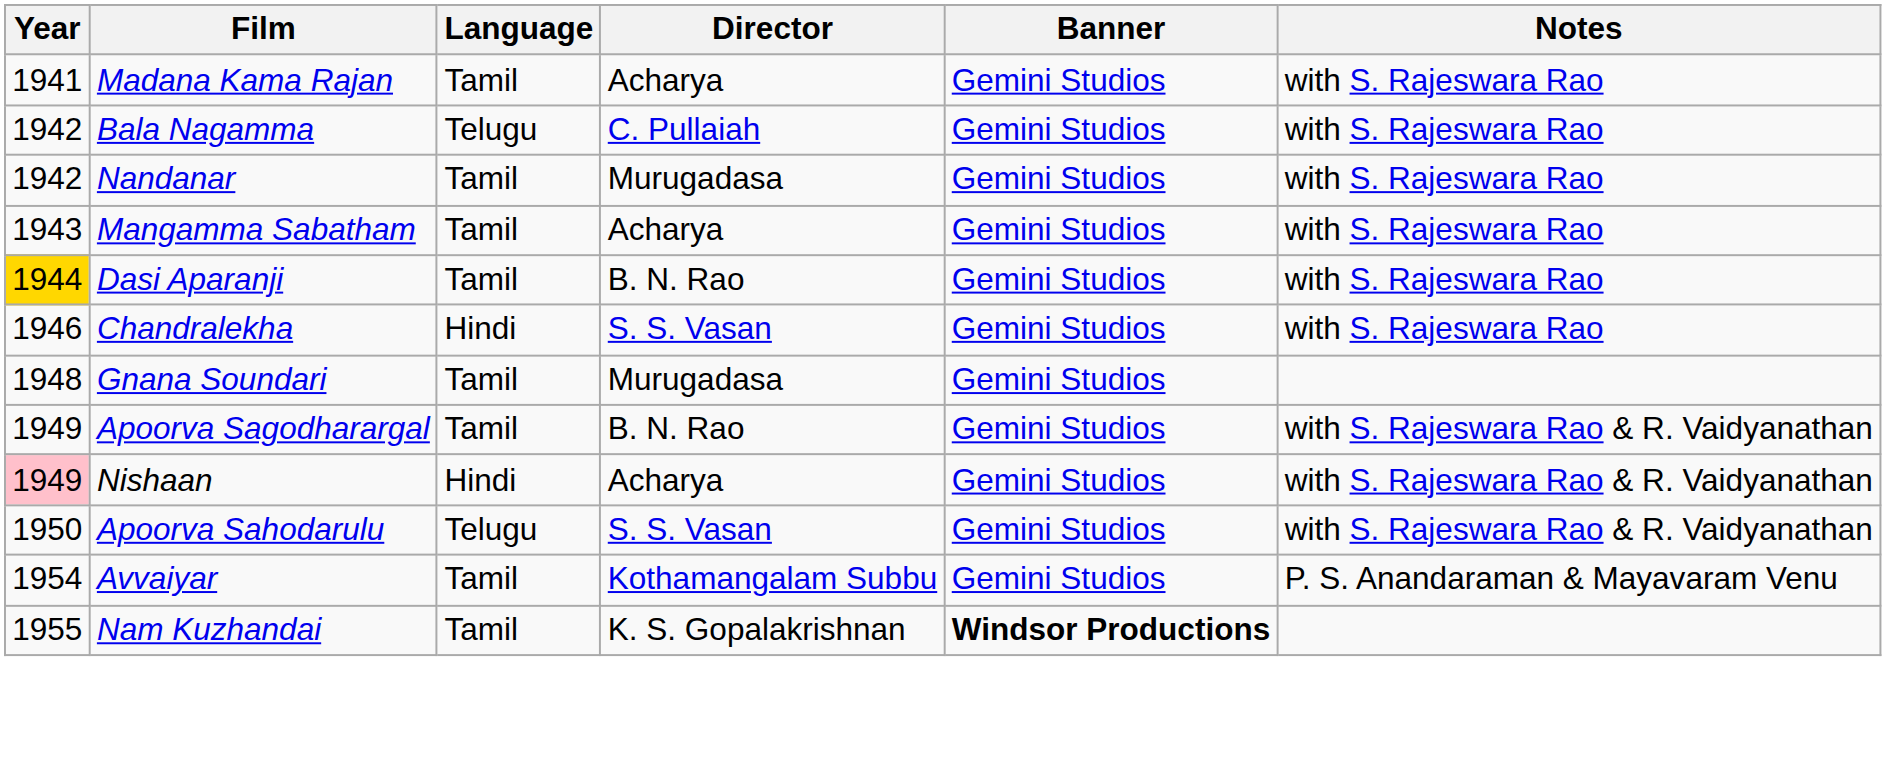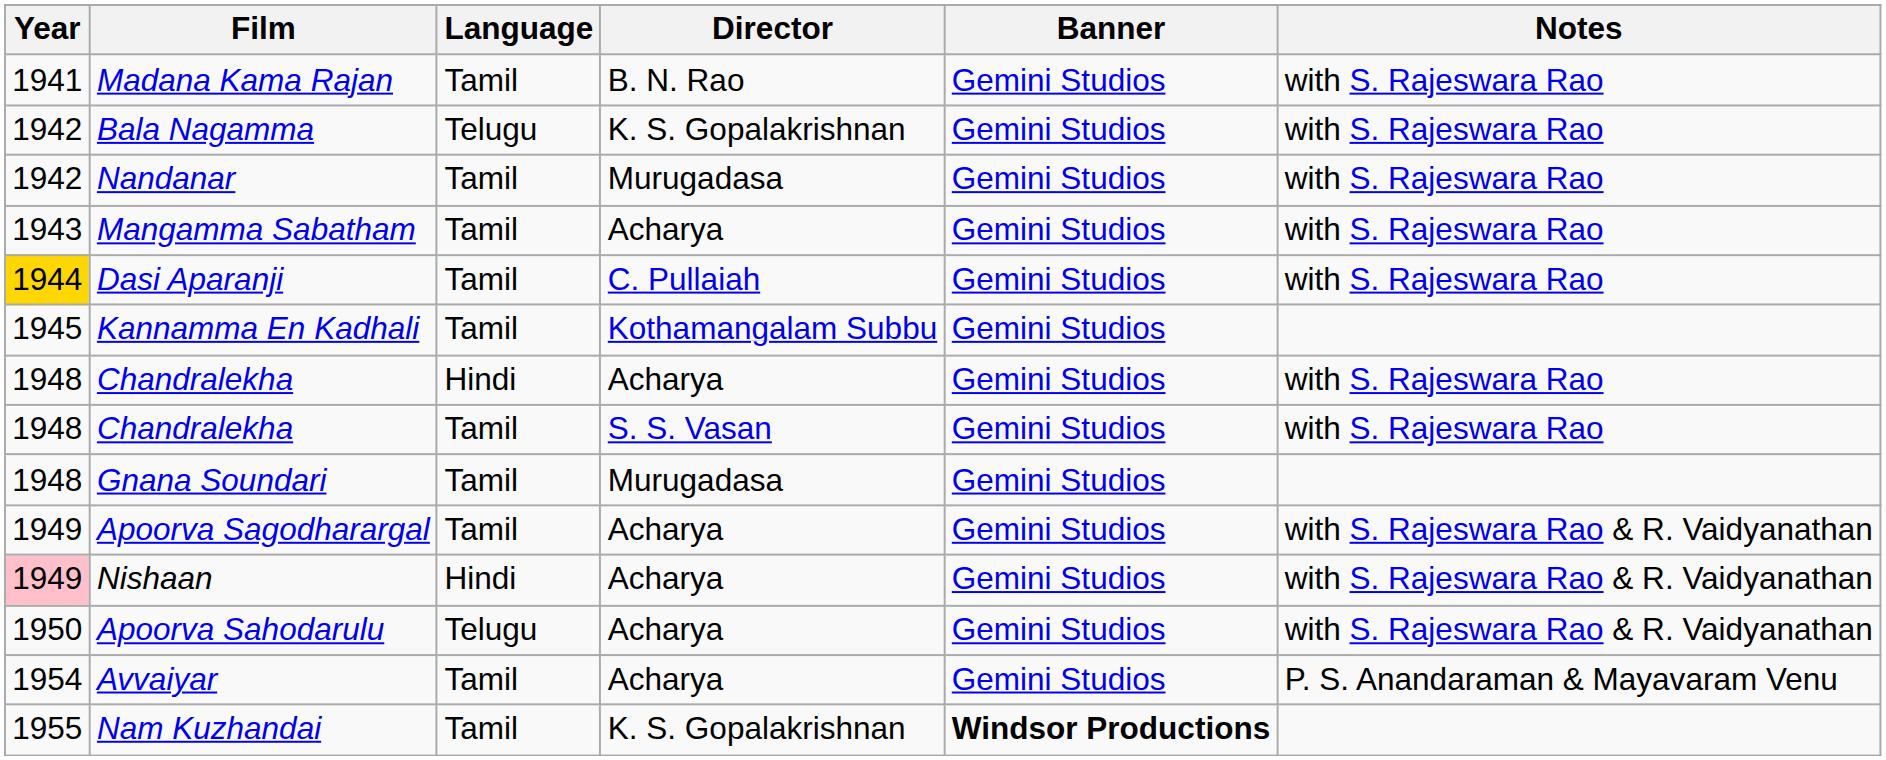(666, 79) Acharya -> (676, 79) B. N. Rao
(684, 129) C. Pullaiah -> (757, 129) K. S. Gopalakrishnan
(676, 279) B. N. Rao -> (684, 279) C. Pullaiah
+ row: (258, 329)
(47, 329) 1946 -> (47, 379) 1948
(690, 329) S. S. Vasan -> (666, 379) Acharya
+ row: (195, 429)
(676, 429) B. N. Rao -> (666, 529) Acharya
(690, 529) S. S. Vasan -> (666, 629) Acharya
(773, 579) Kothamangalam Subbu -> (666, 679) Acharya
